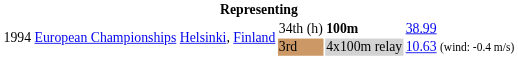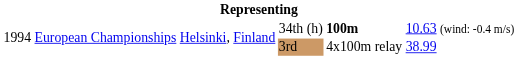(421, 28) 38.99 -> (460, 28) 10.63 (wind: -0.4 m/s)
(364, 47) lightgrey background -> (364, 47) no background
(460, 47) 10.63 (wind: -0.4 m/s) -> (421, 47) 38.99
